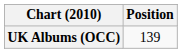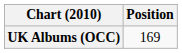(150, 37) 139 -> (150, 37) 169
